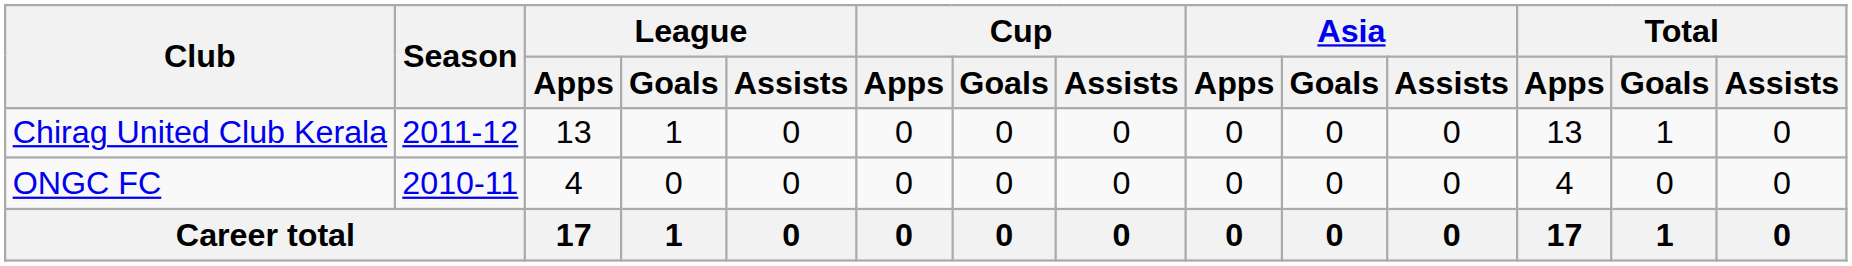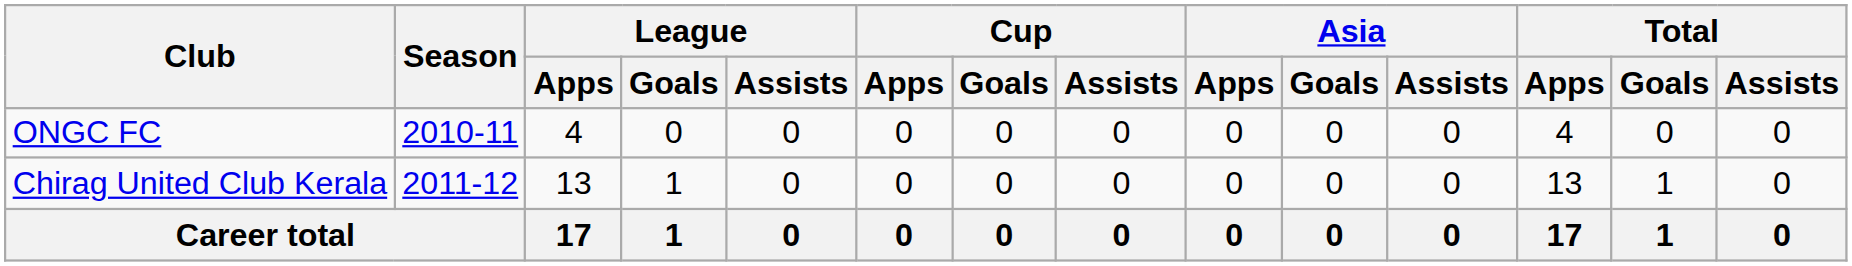rows swapped: (87, 184) <-> (200, 133)
